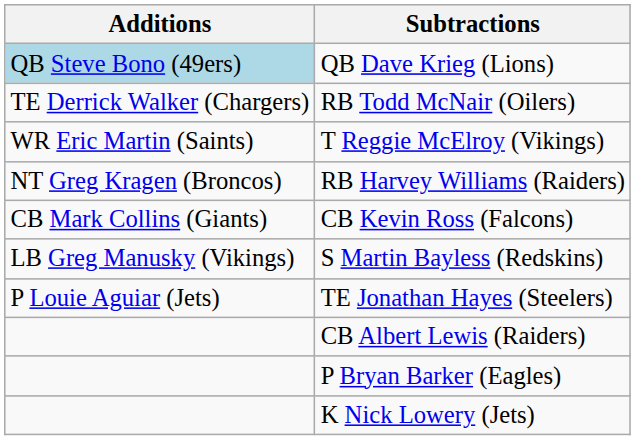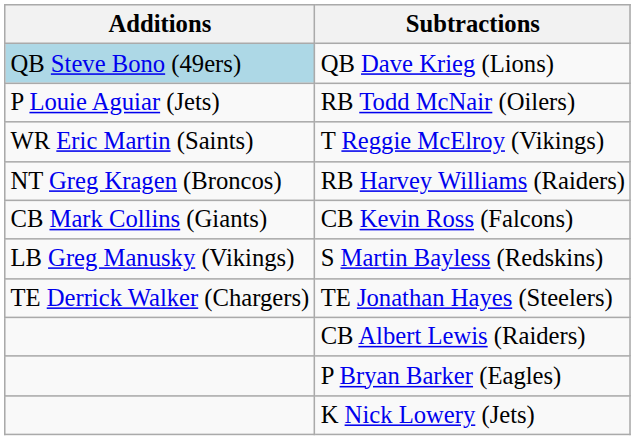(160, 102) TE Derrick Walker (Chargers) -> (115, 102) P Louie Aguiar (Jets)
(115, 297) P Louie Aguiar (Jets) -> (160, 297) TE Derrick Walker (Chargers)
